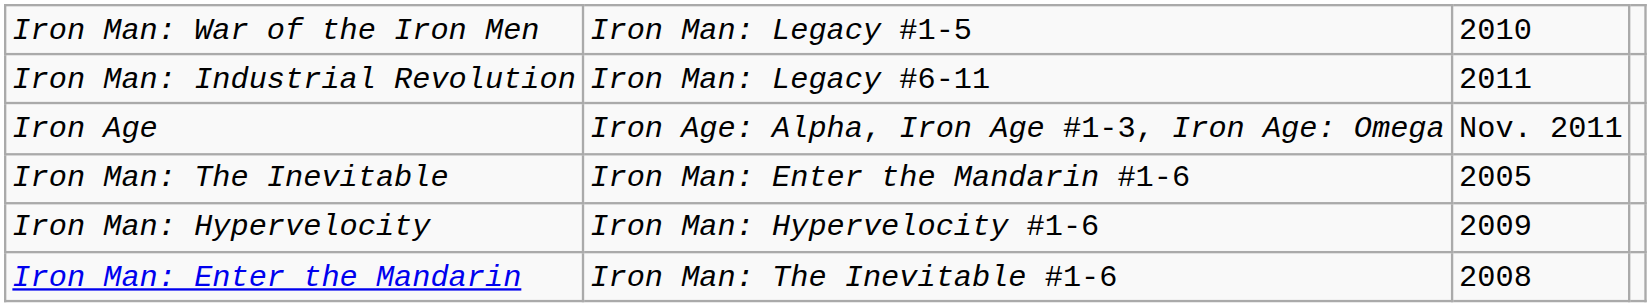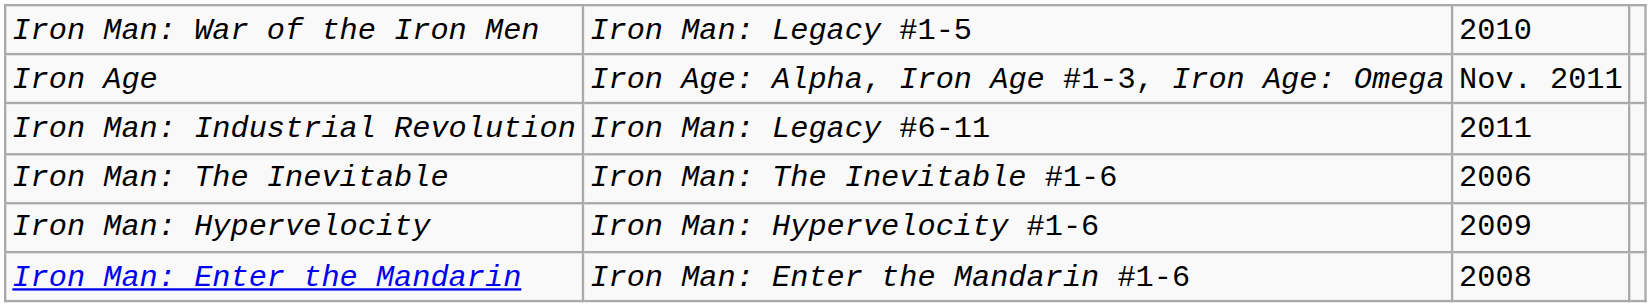rows swapped: (294, 79) <-> (85, 129)
(890, 178) Iron Man: Enter the Mandarin #1-6 -> (854, 178) Iron Man: The Inevitable #1-6
(1495, 178) 2005 -> (1495, 178) 2006
(854, 277) Iron Man: The Inevitable #1-6 -> (890, 277) Iron Man: Enter the Mandarin #1-6
